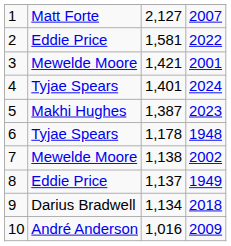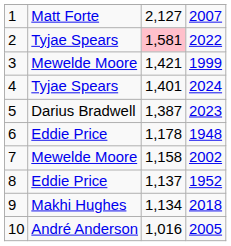(69, 39) Eddie Price -> (75, 39) Tyjae Spears
(164, 39) no background -> (164, 39) pink background
(206, 63) 2001 -> (206, 63) 1999
(79, 110) Makhi Hughes -> (83, 110) Darius Bradwell
(75, 134) Tyjae Spears -> (69, 134) Eddie Price
(164, 157) 1,138 -> (164, 157) 1,158
(206, 181) 1949 -> (206, 181) 1952
(83, 205) Darius Bradwell -> (79, 205) Makhi Hughes
(206, 228) 2009 -> (206, 228) 2005
